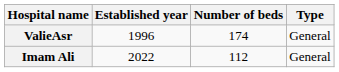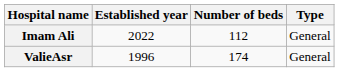rows swapped: (48, 35) <-> (48, 56)
